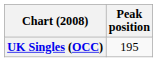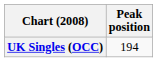(129, 47) 195 -> (129, 47) 194
